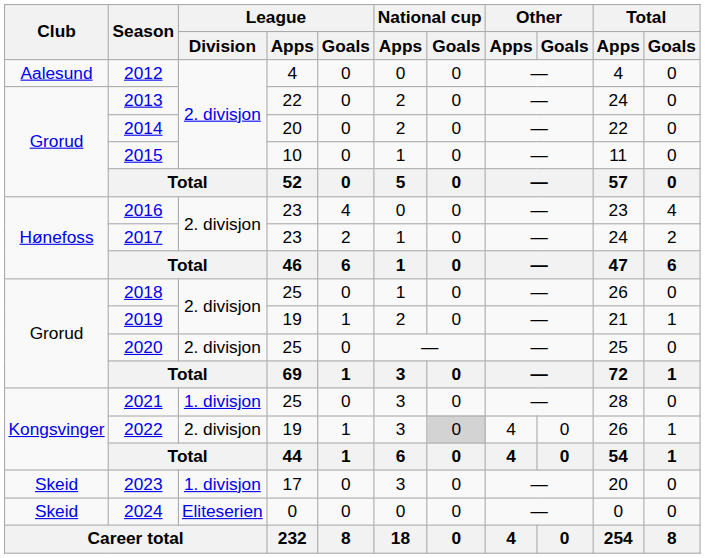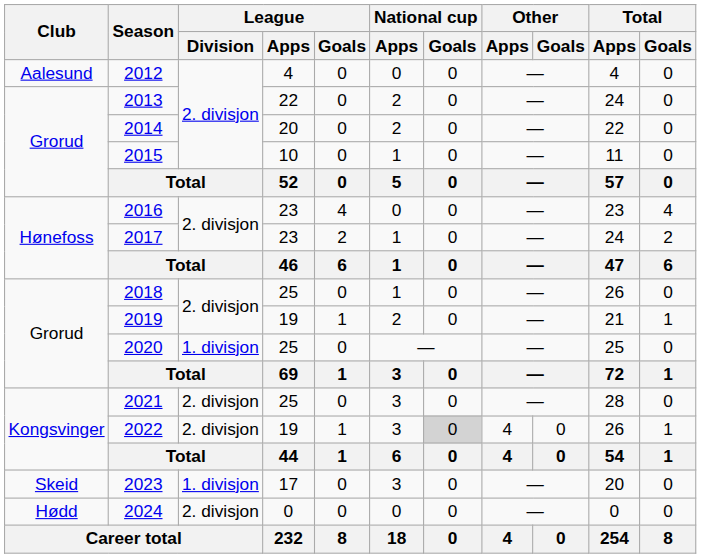(222, 347) 2. divisjon -> (220, 347) 1. divisjon
(222, 401) 1. divisjon -> (220, 401) 2. divisjon
(57, 511) Skeid -> (57, 511) Hødd
(222, 511) Eliteserien -> (220, 511) 2. divisjon
